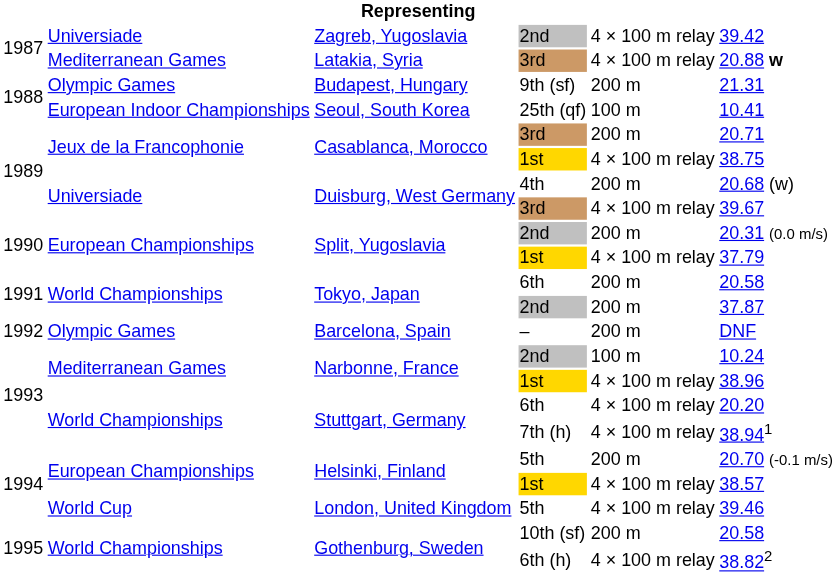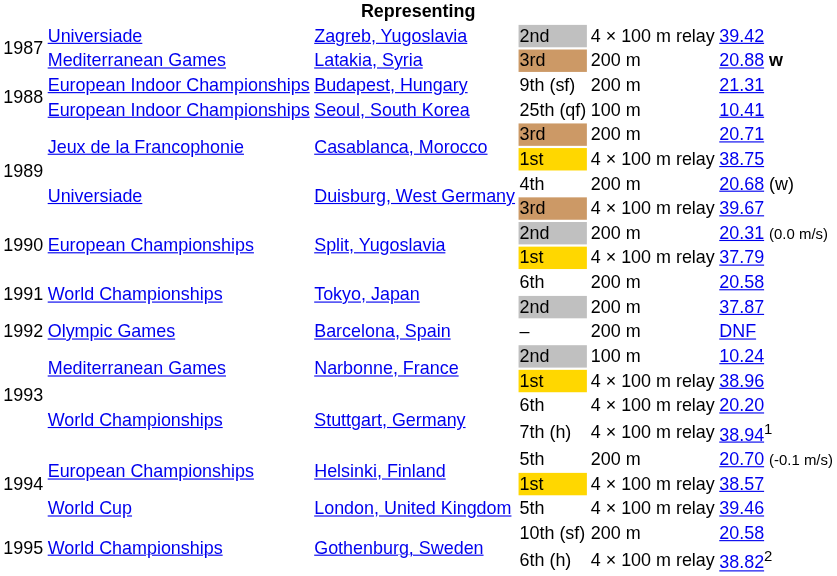(653, 60) 4 × 100 m relay -> (616, 60) 200 m
(111, 85) Olympic Games -> (179, 85) European Indoor Championships
